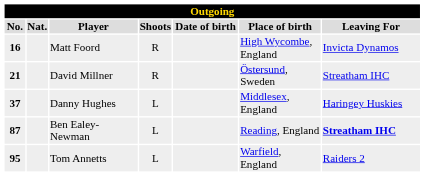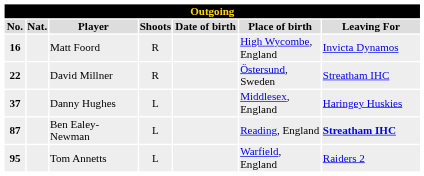(15, 75) 21 -> (15, 75) 22
